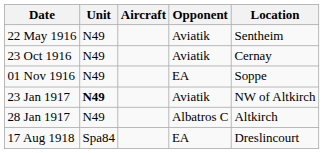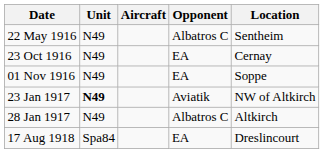(191, 35) Aviatik -> (200, 35) Albatros C
(191, 55) Aviatik -> (181, 55) EA
